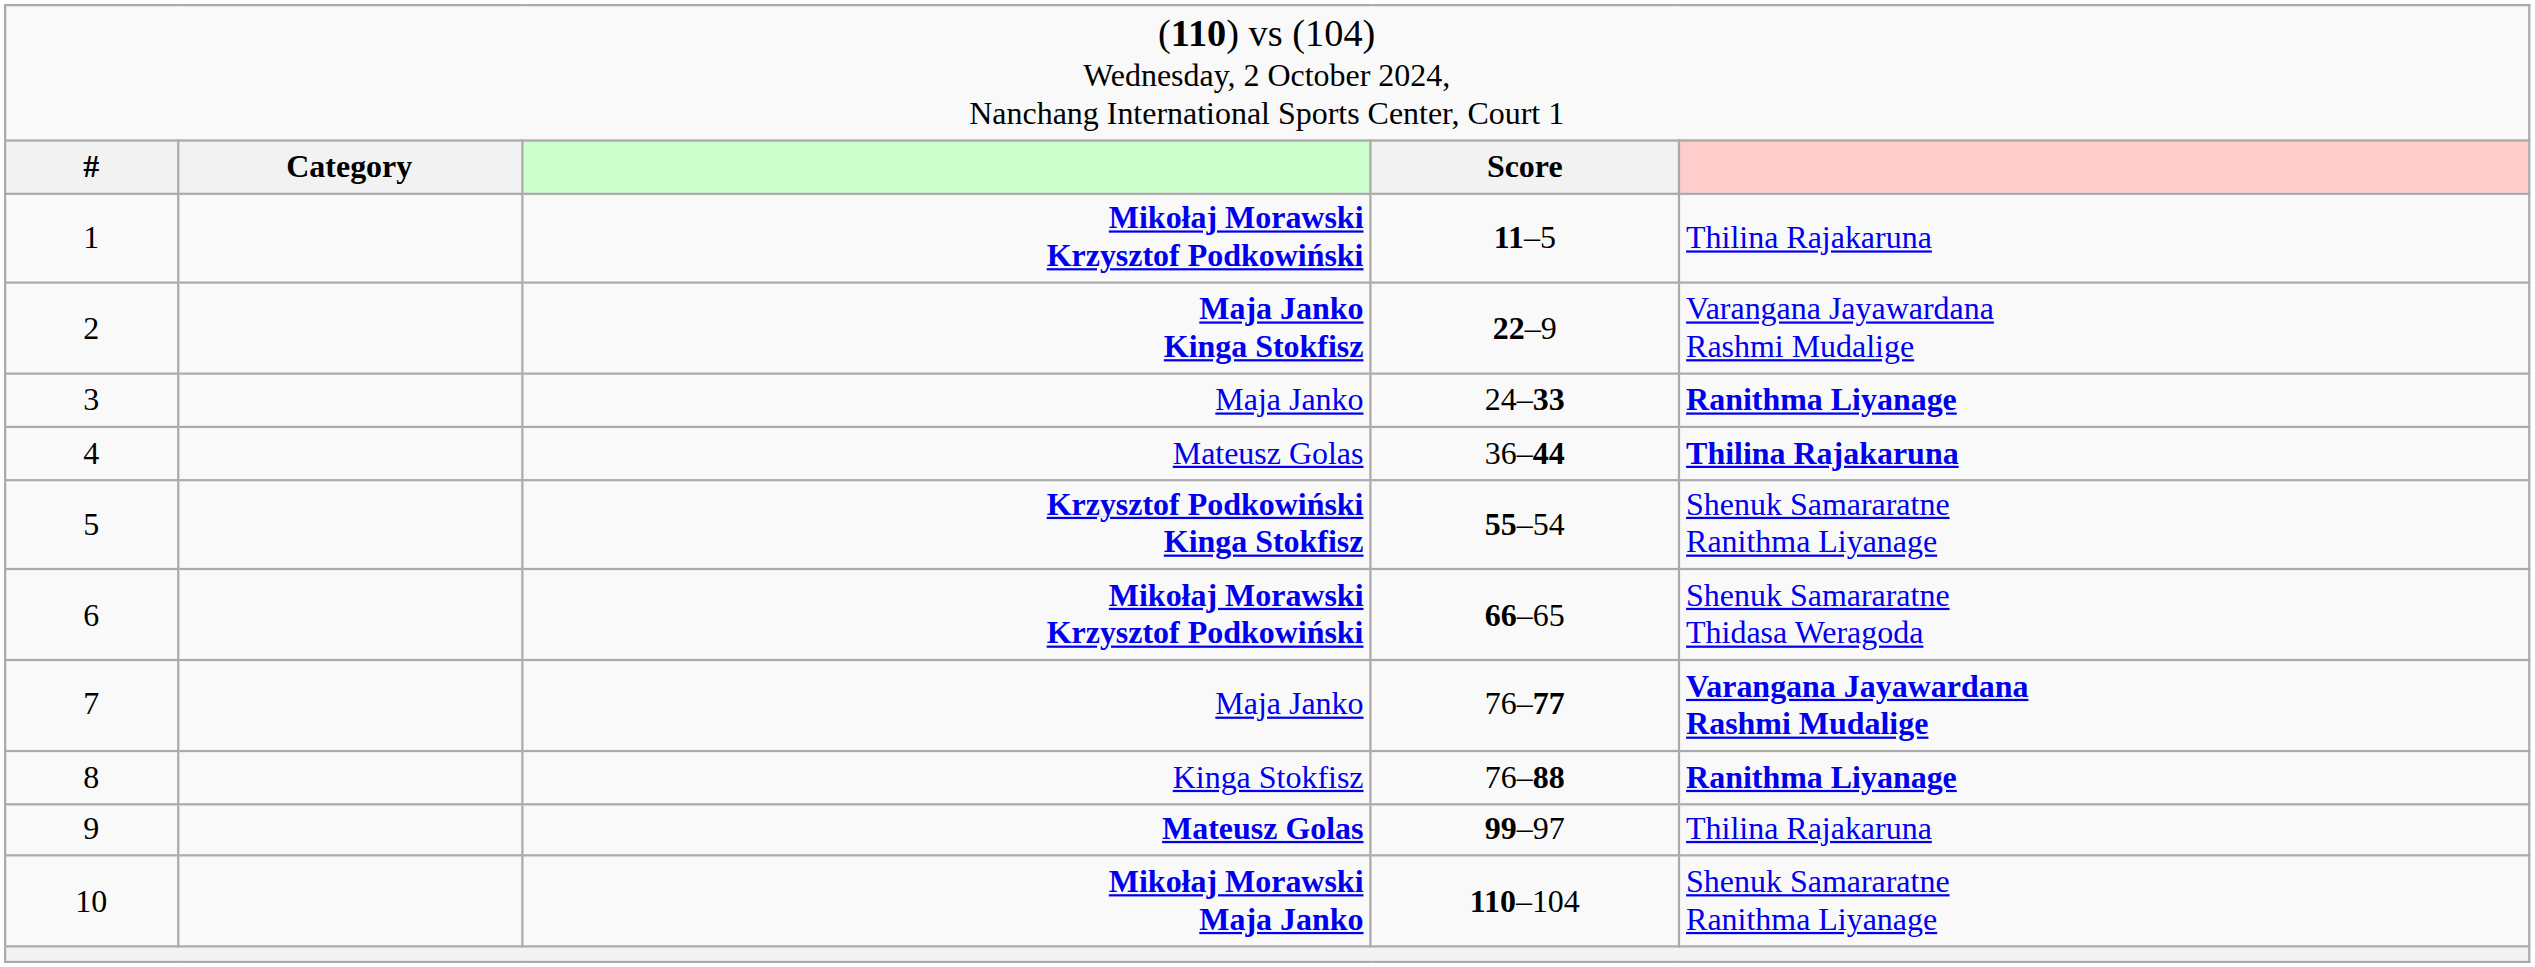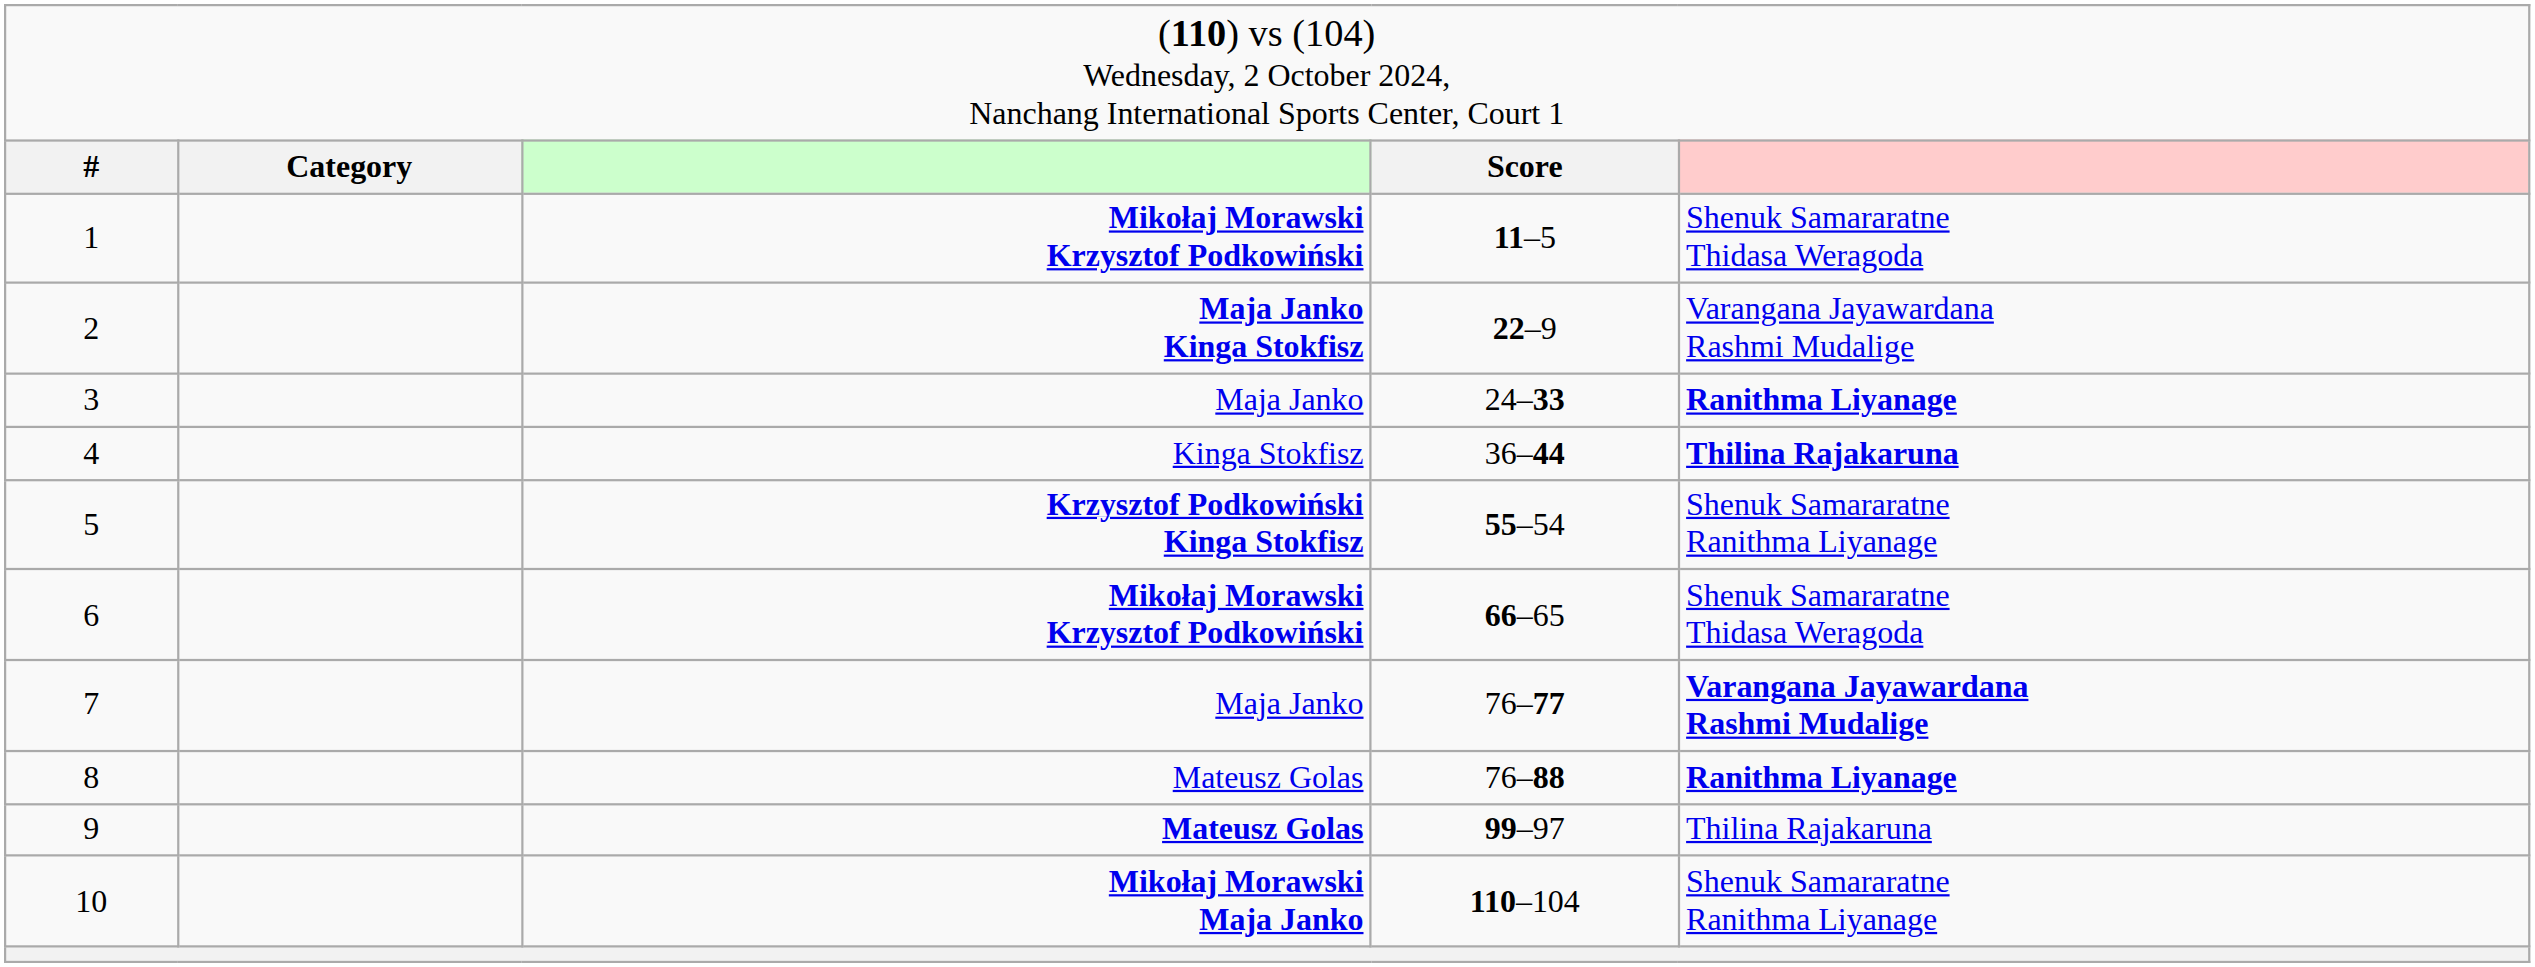(1809, 237) Thilina Rajakaruna -> (1818, 237) Shenuk Samararatne Thidasa Weragoda
(1268, 452) Mateusz Golas -> (1268, 452) Kinga Stokfisz
(1268, 776) Kinga Stokfisz -> (1268, 776) Mateusz Golas
